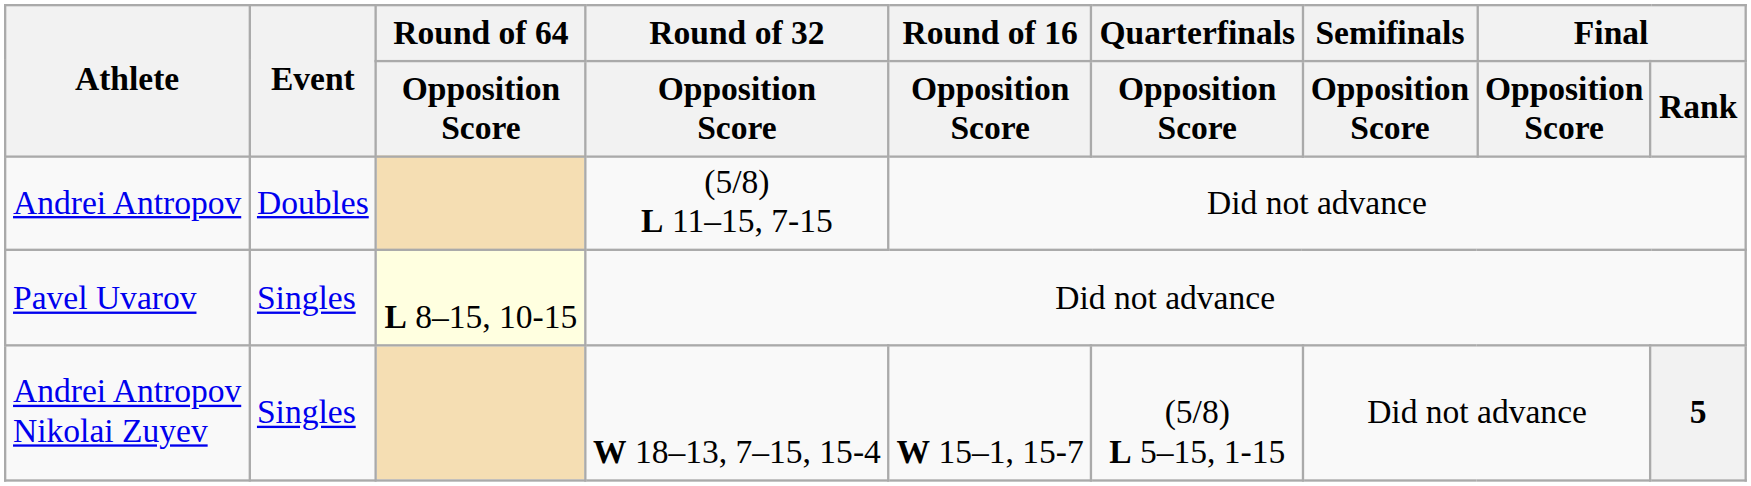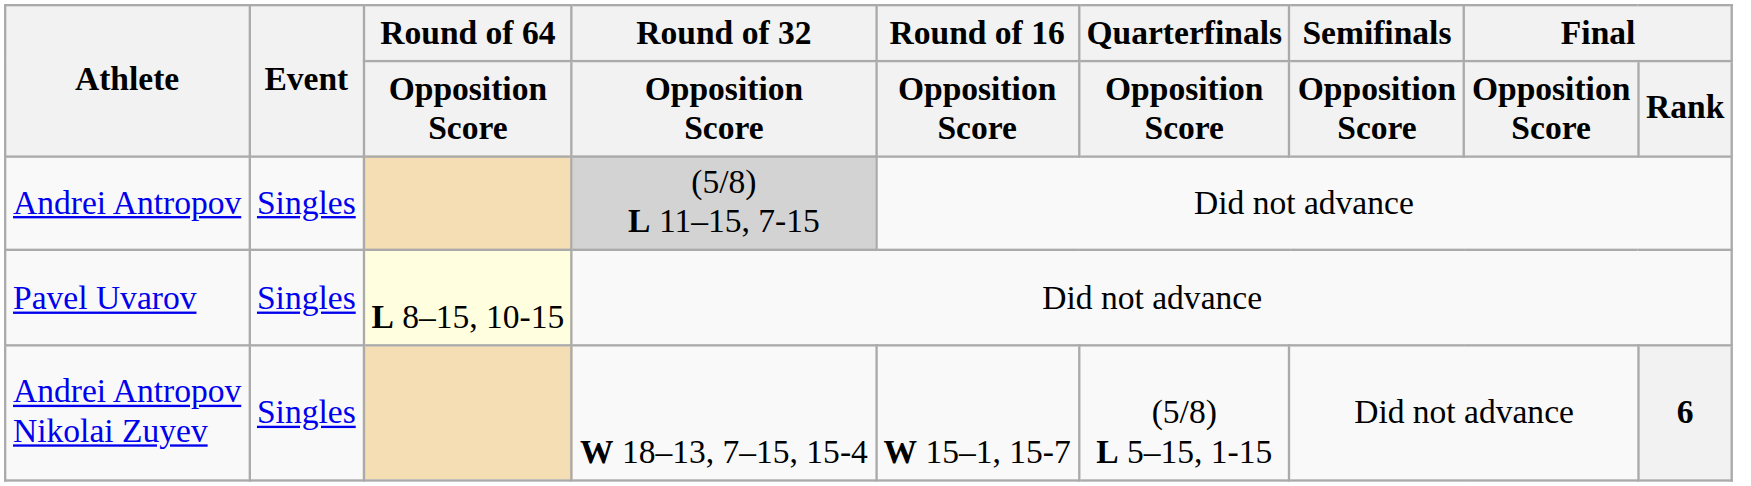(313, 202) Doubles -> (306, 202) Singles
(737, 202) no background -> (724, 202) lightgrey background
(1698, 412) 5 -> (1685, 412) 6
